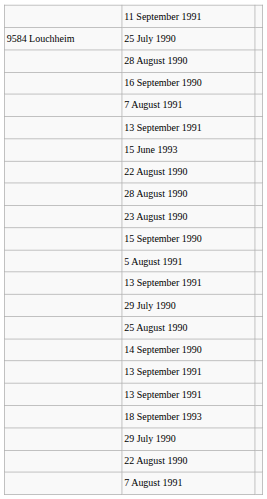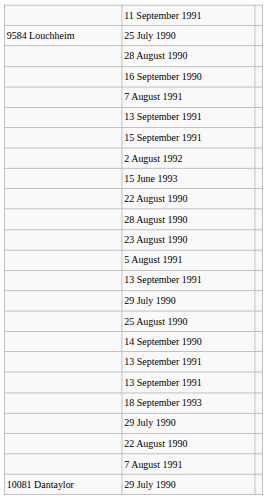+ row: (63, 138)
+ row: (63, 158)
- row: (63, 239)
+ row: (40, 484)
